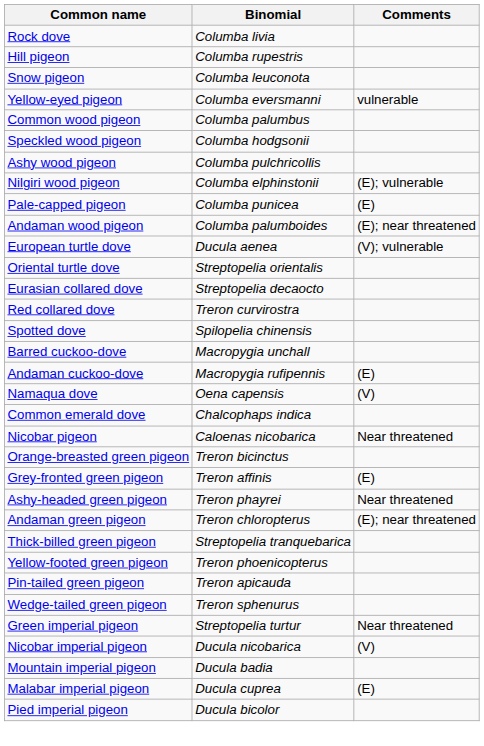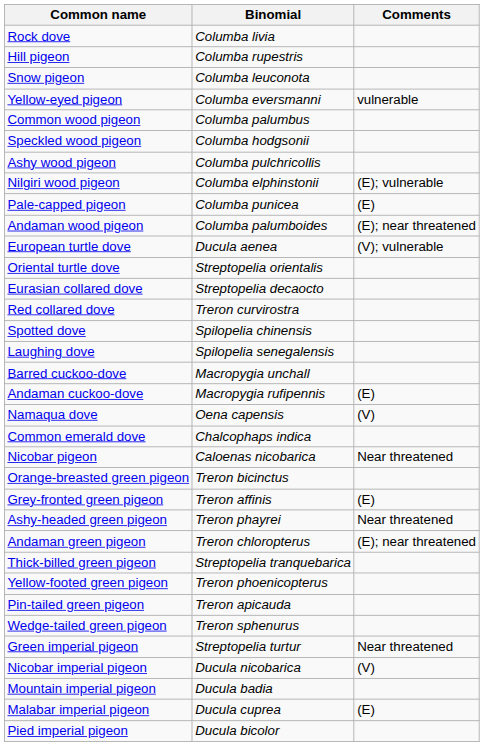+ row: (51, 352)
